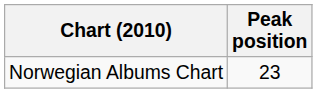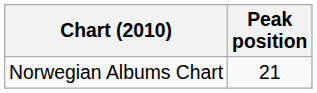(270, 72) 23 -> (270, 72) 21
